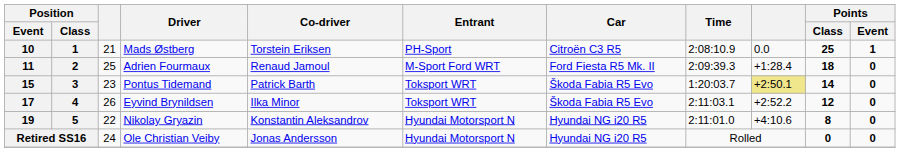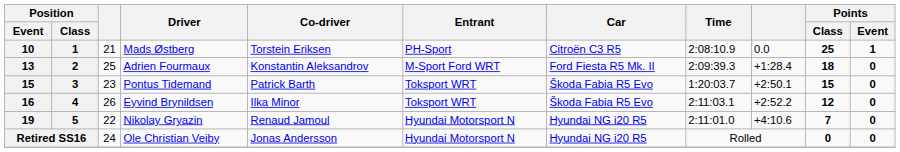(28, 66) 11 -> (28, 66) 13
(290, 66) Renaud Jamoul -> (309, 66) Konstantin Aleksandrov
(773, 84) khaki background -> (773, 84) no background
(828, 84) 14 -> (828, 84) 15
(28, 102) 17 -> (28, 102) 16
(309, 120) Konstantin Aleksandrov -> (290, 120) Renaud Jamoul
(828, 120) 8 -> (828, 120) 7
